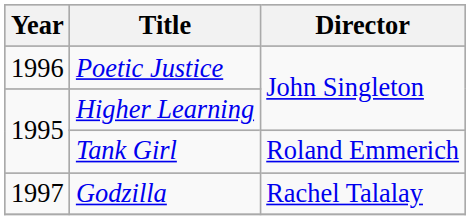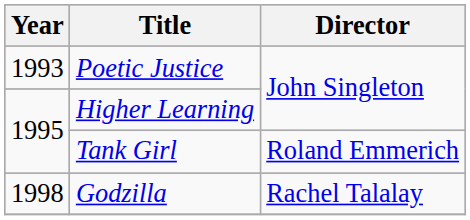(37, 67) 1996 -> (37, 67) 1993
(37, 192) 1997 -> (37, 192) 1998
